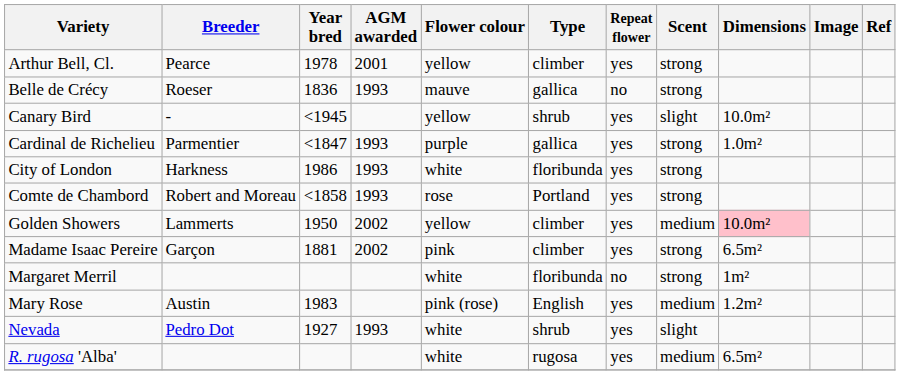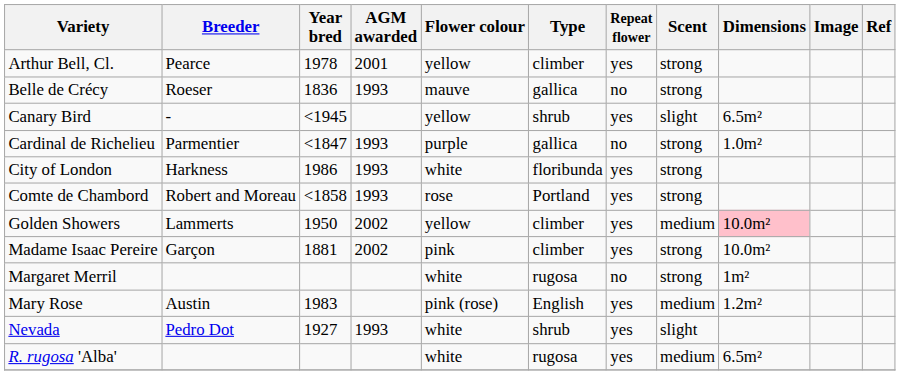(747, 116) 10.0m² -> (742, 116) 6.5m²
(622, 143) yes -> (619, 143) no
(742, 249) 6.5m² -> (747, 249) 10.0m²
(568, 276) floribunda -> (555, 276) rugosa
